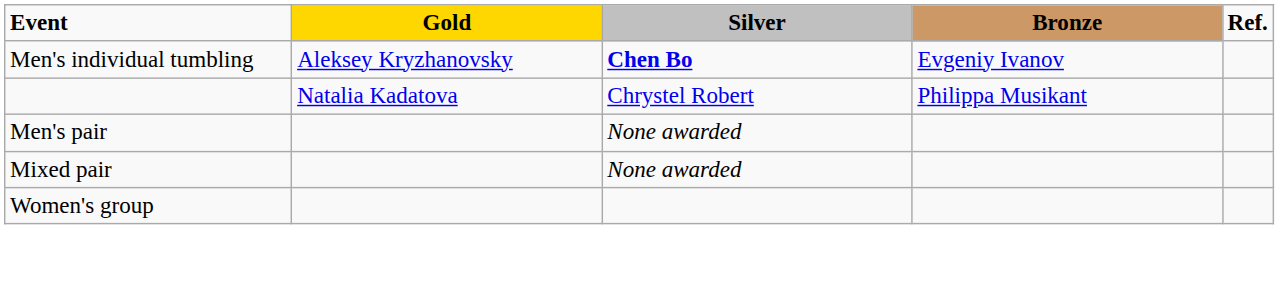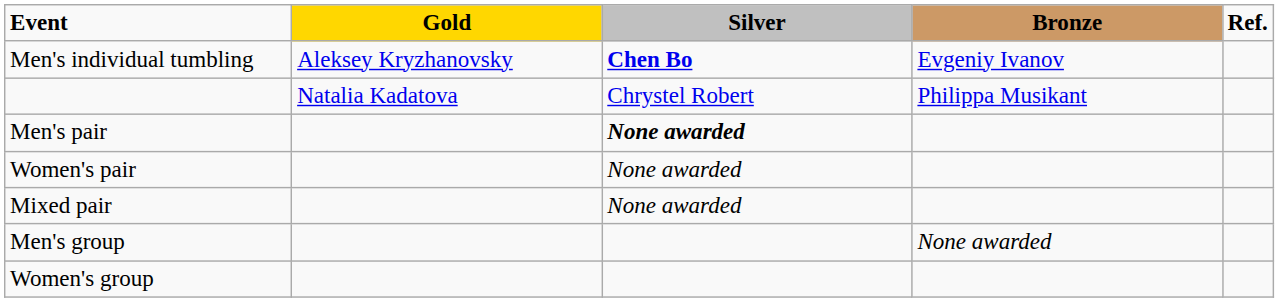(674, 132) normal -> (676, 132) bold
+ row: (73, 168)
+ row: (67, 242)
